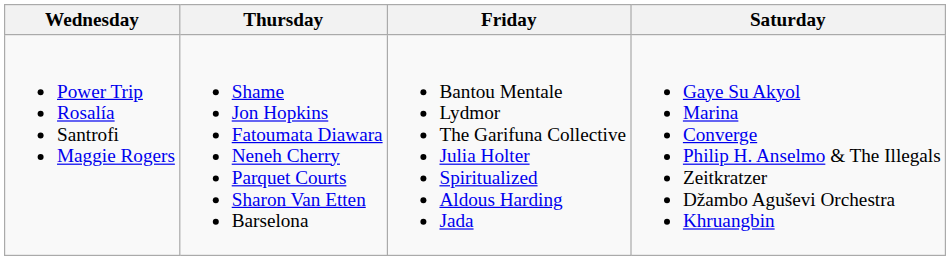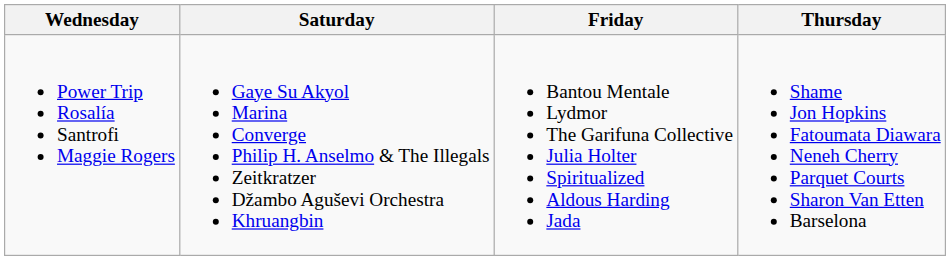columns swapped: (283, 19) <-> (788, 19)
